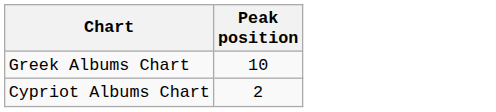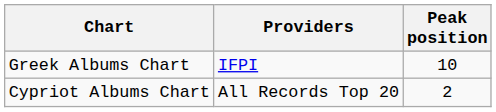+ column: (308, 28)
